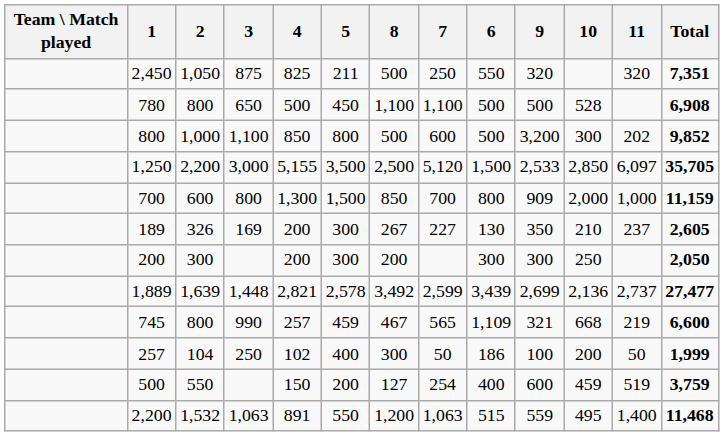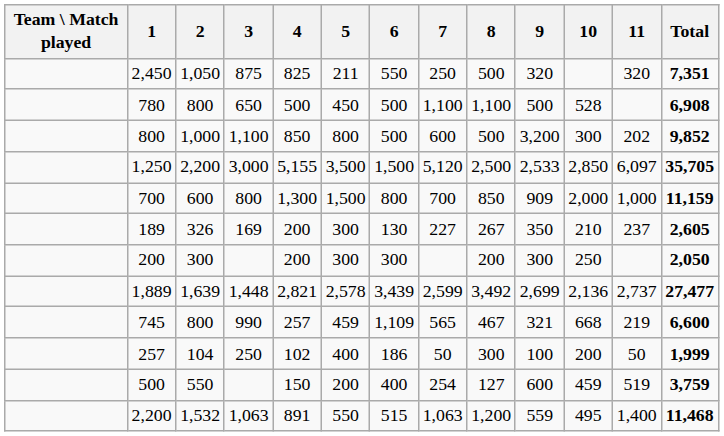columns swapped: (491, 31) <-> (394, 31)
